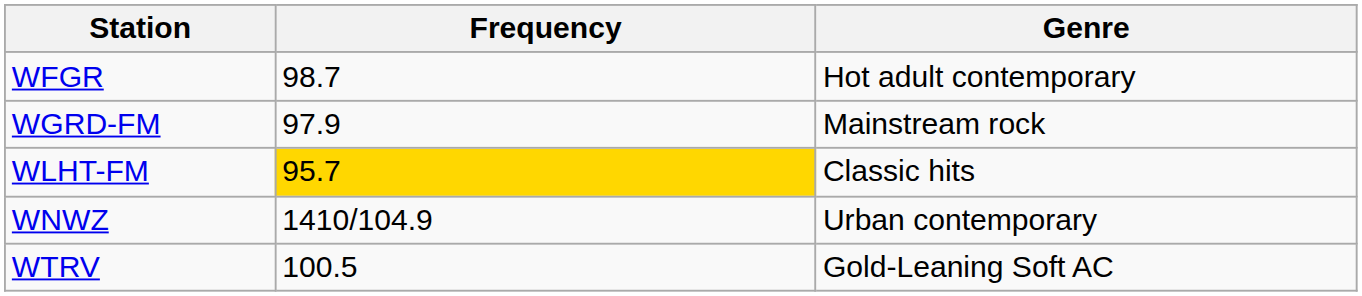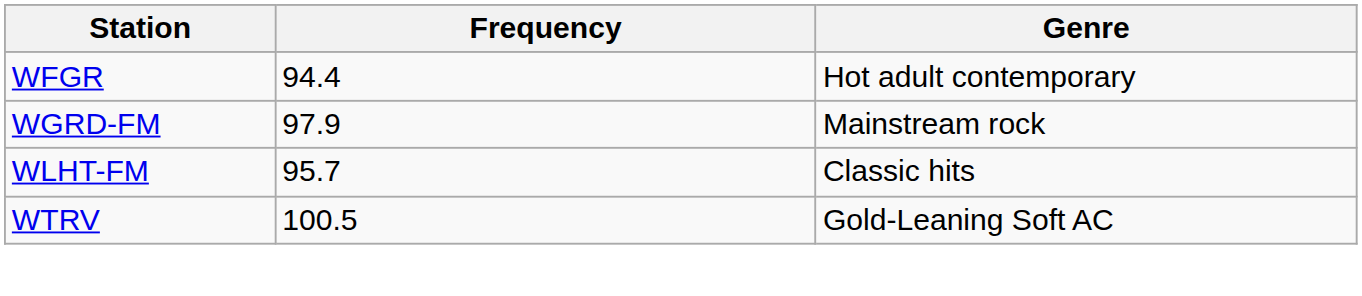(311, 76) 98.7 -> (311, 76) 94.4
(311, 171) gold background -> (311, 171) no background
- row: (60, 219)
